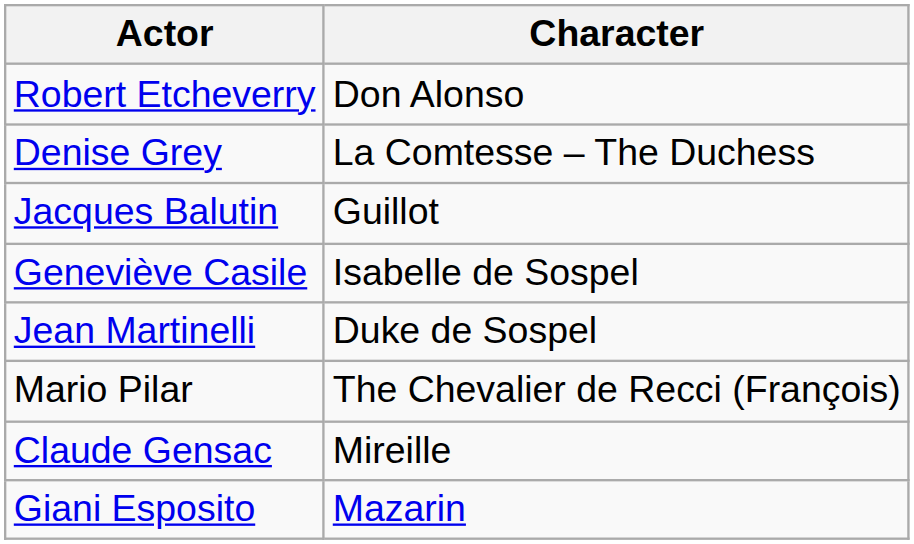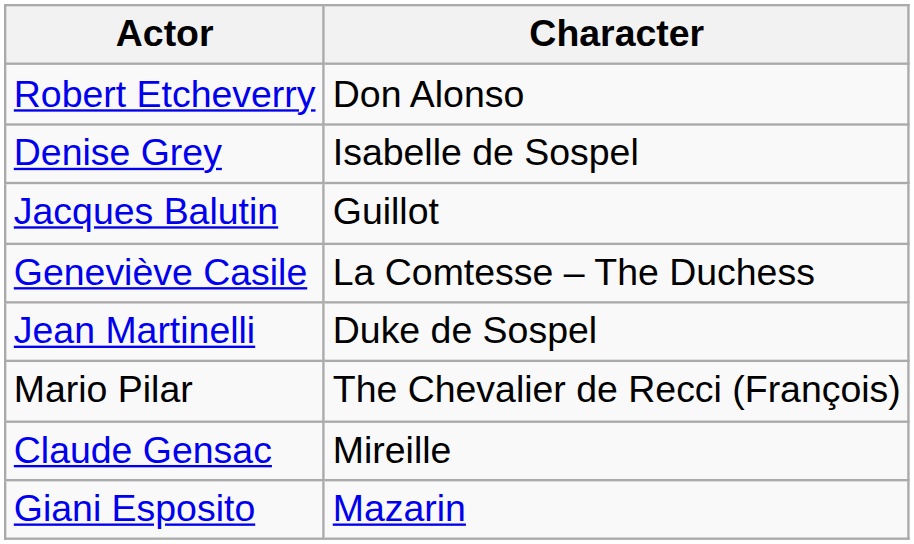(574, 152) La Comtesse – The Duchess -> (486, 152) Isabelle de Sospel
(486, 271) Isabelle de Sospel -> (574, 271) La Comtesse – The Duchess
